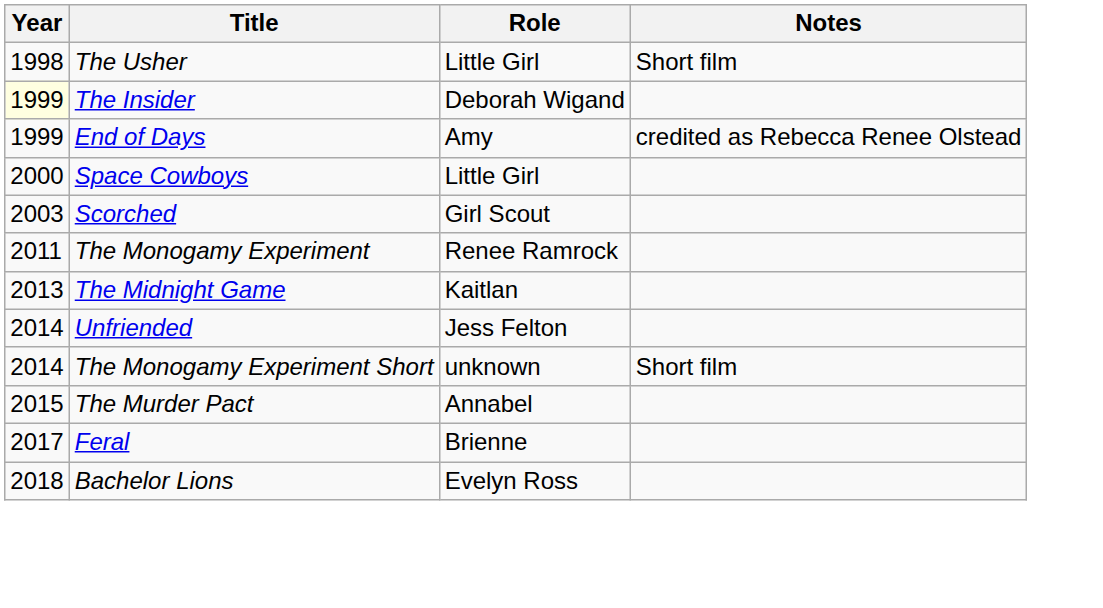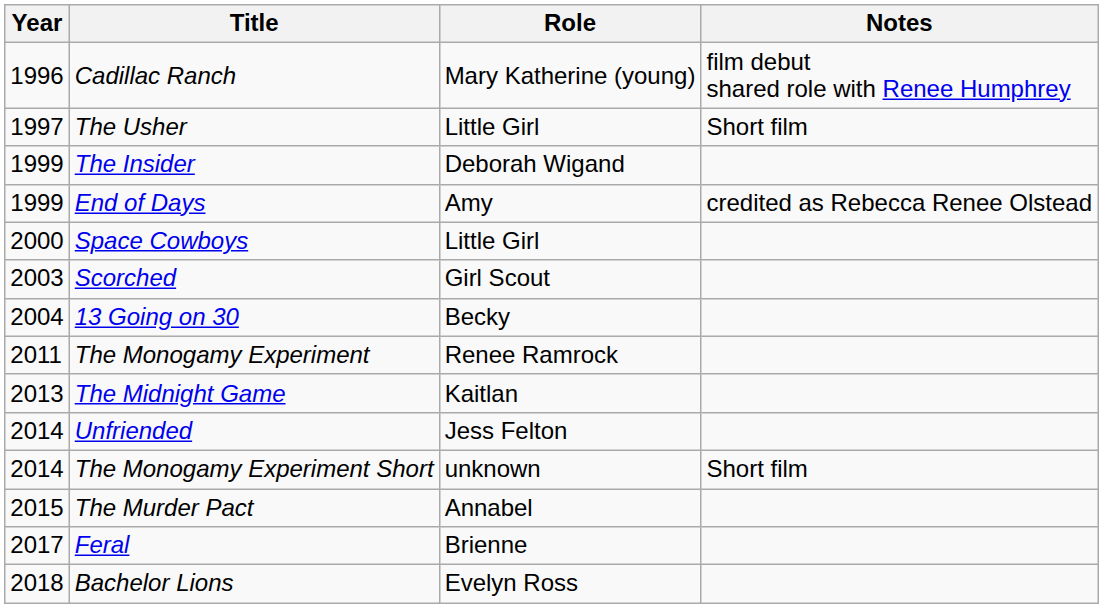+ row: (155, 75)
(37, 61) 1998 -> (37, 126) 1997
(37, 99) lightyellow background -> (37, 164) no background
+ row: (157, 316)
